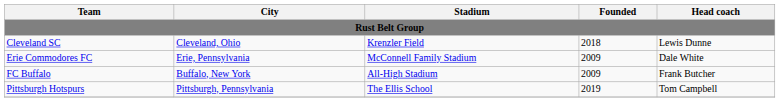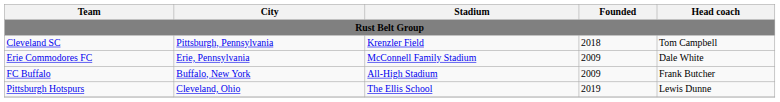(208, 43) Cleveland, Ohio -> (225, 43) Pittsburgh, Pennsylvania
(685, 43) Lewis Dunne -> (688, 43) Tom Campbell
(225, 89) Pittsburgh, Pennsylvania -> (208, 89) Cleveland, Ohio
(688, 89) Tom Campbell -> (685, 89) Lewis Dunne
